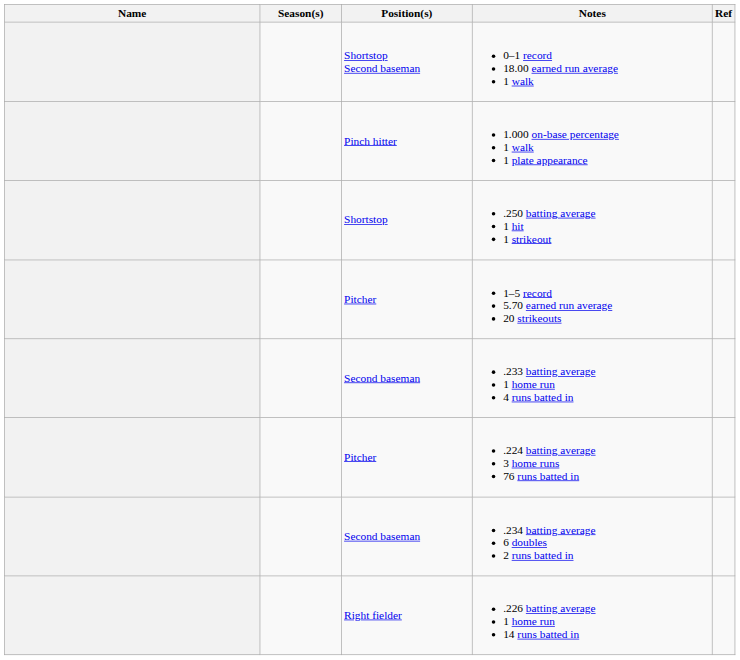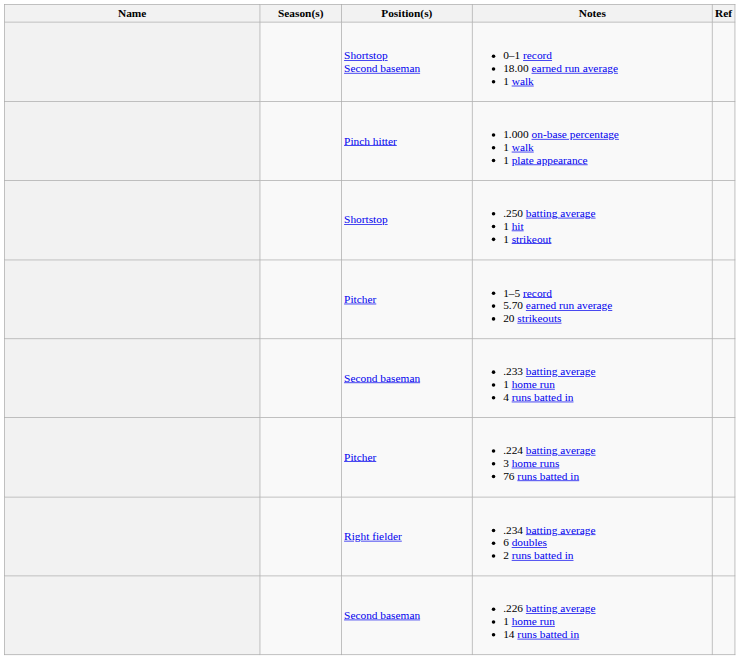(382, 536) Second baseman -> (373, 536) Right fielder
(373, 615) Right fielder -> (382, 615) Second baseman
